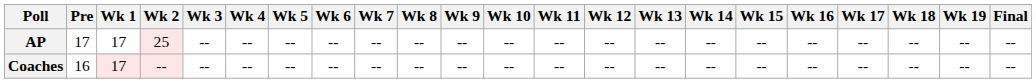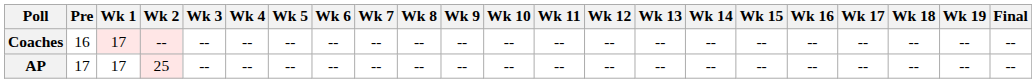rows swapped: (36, 41) <-> (36, 66)
